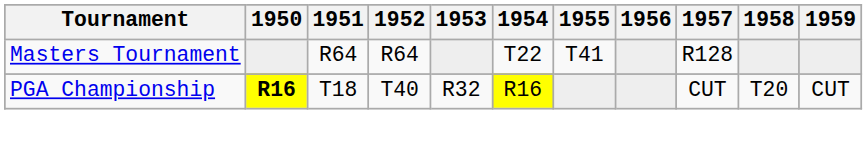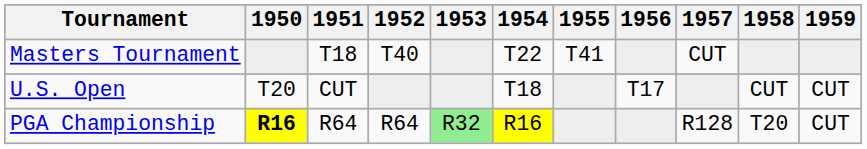(338, 57) R64 -> (338, 57) T18
(400, 57) R64 -> (400, 57) T40
(707, 57) R128 -> (707, 57) CUT
+ row: (68, 91)
(338, 91) T18 -> (338, 126) R64
(400, 91) T40 -> (400, 126) R64
(461, 91) no background -> (461, 126) lightgreen background
(707, 91) CUT -> (707, 126) R128
